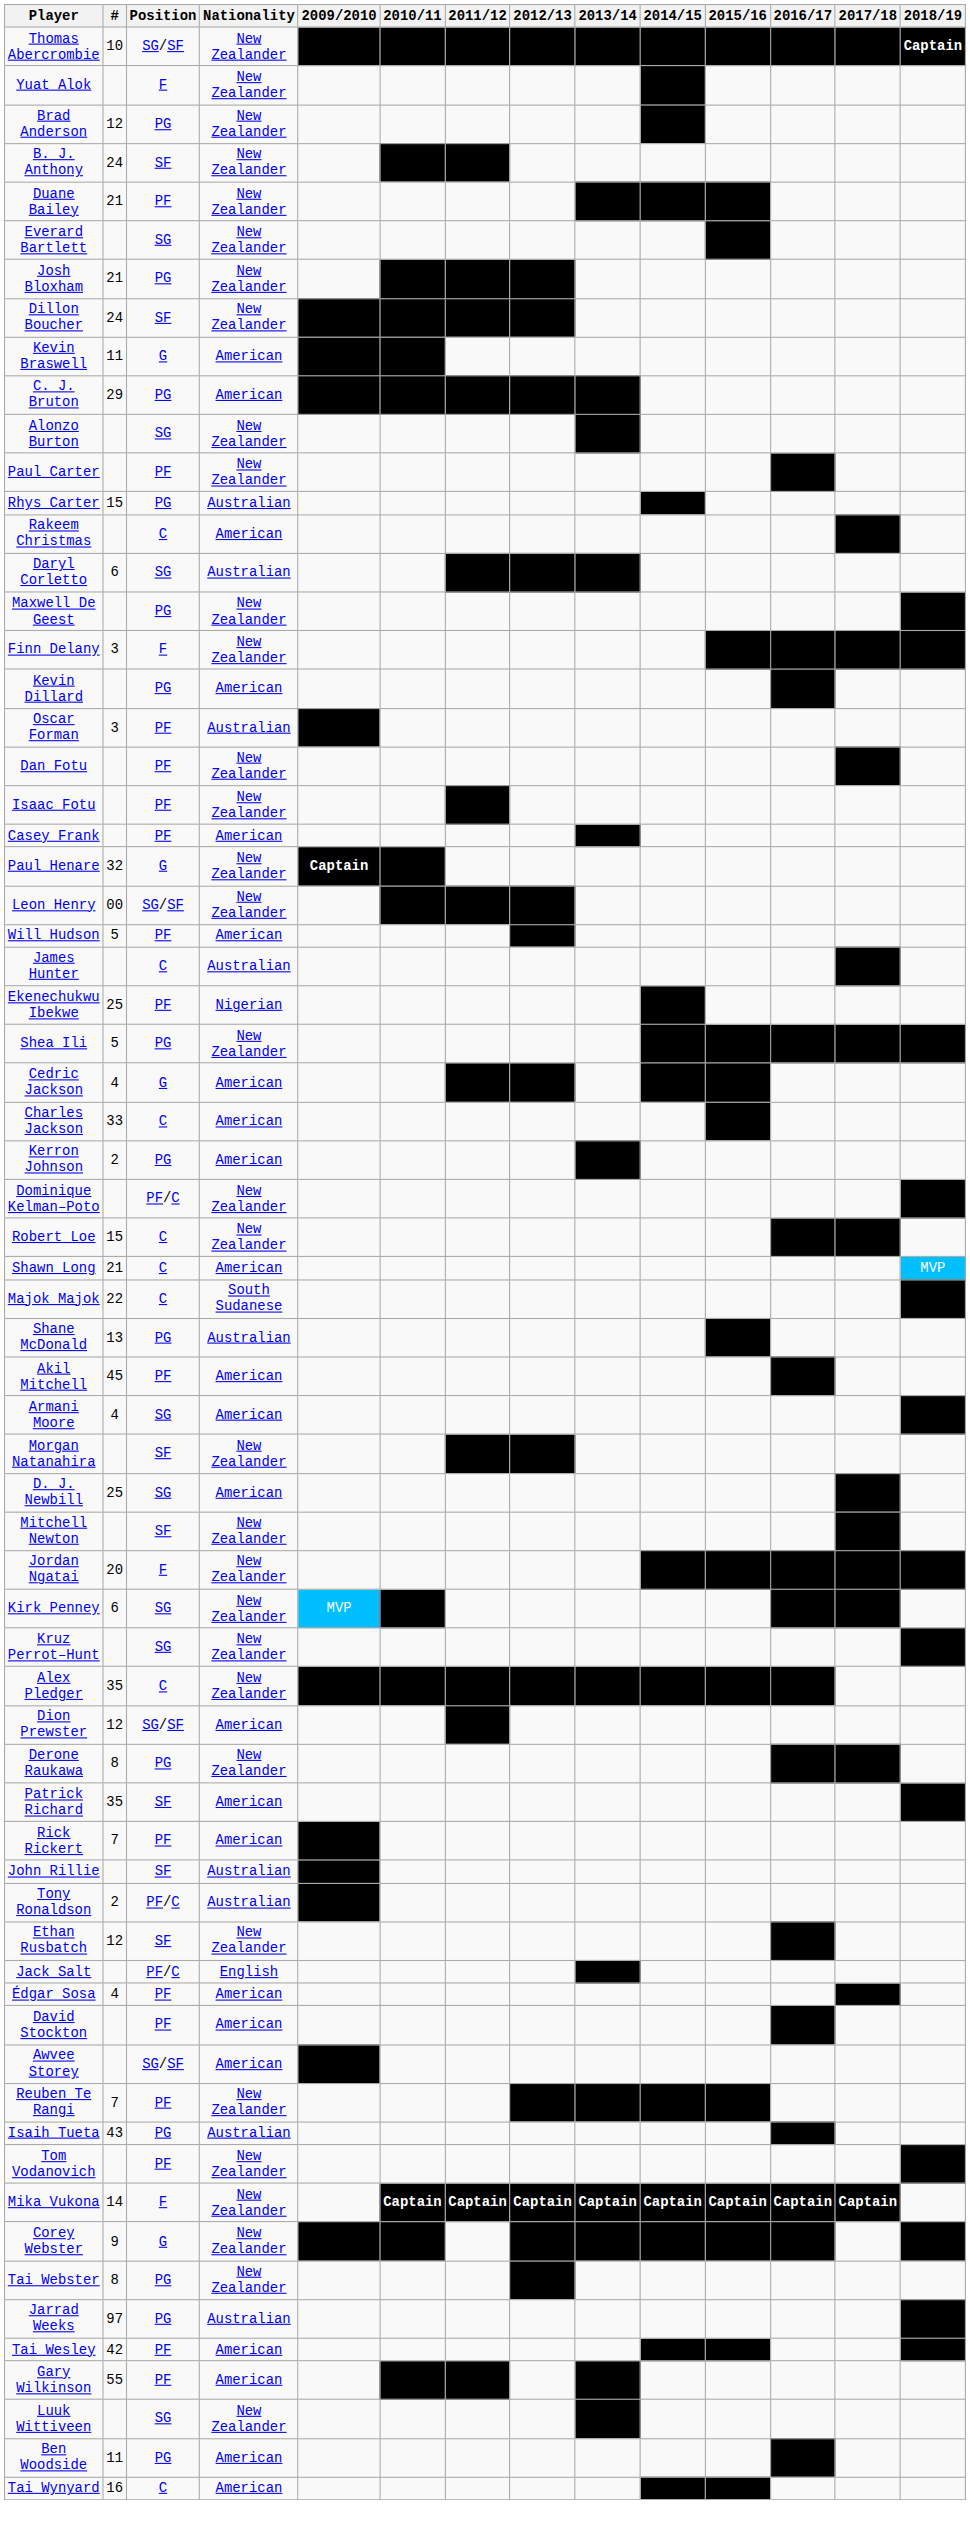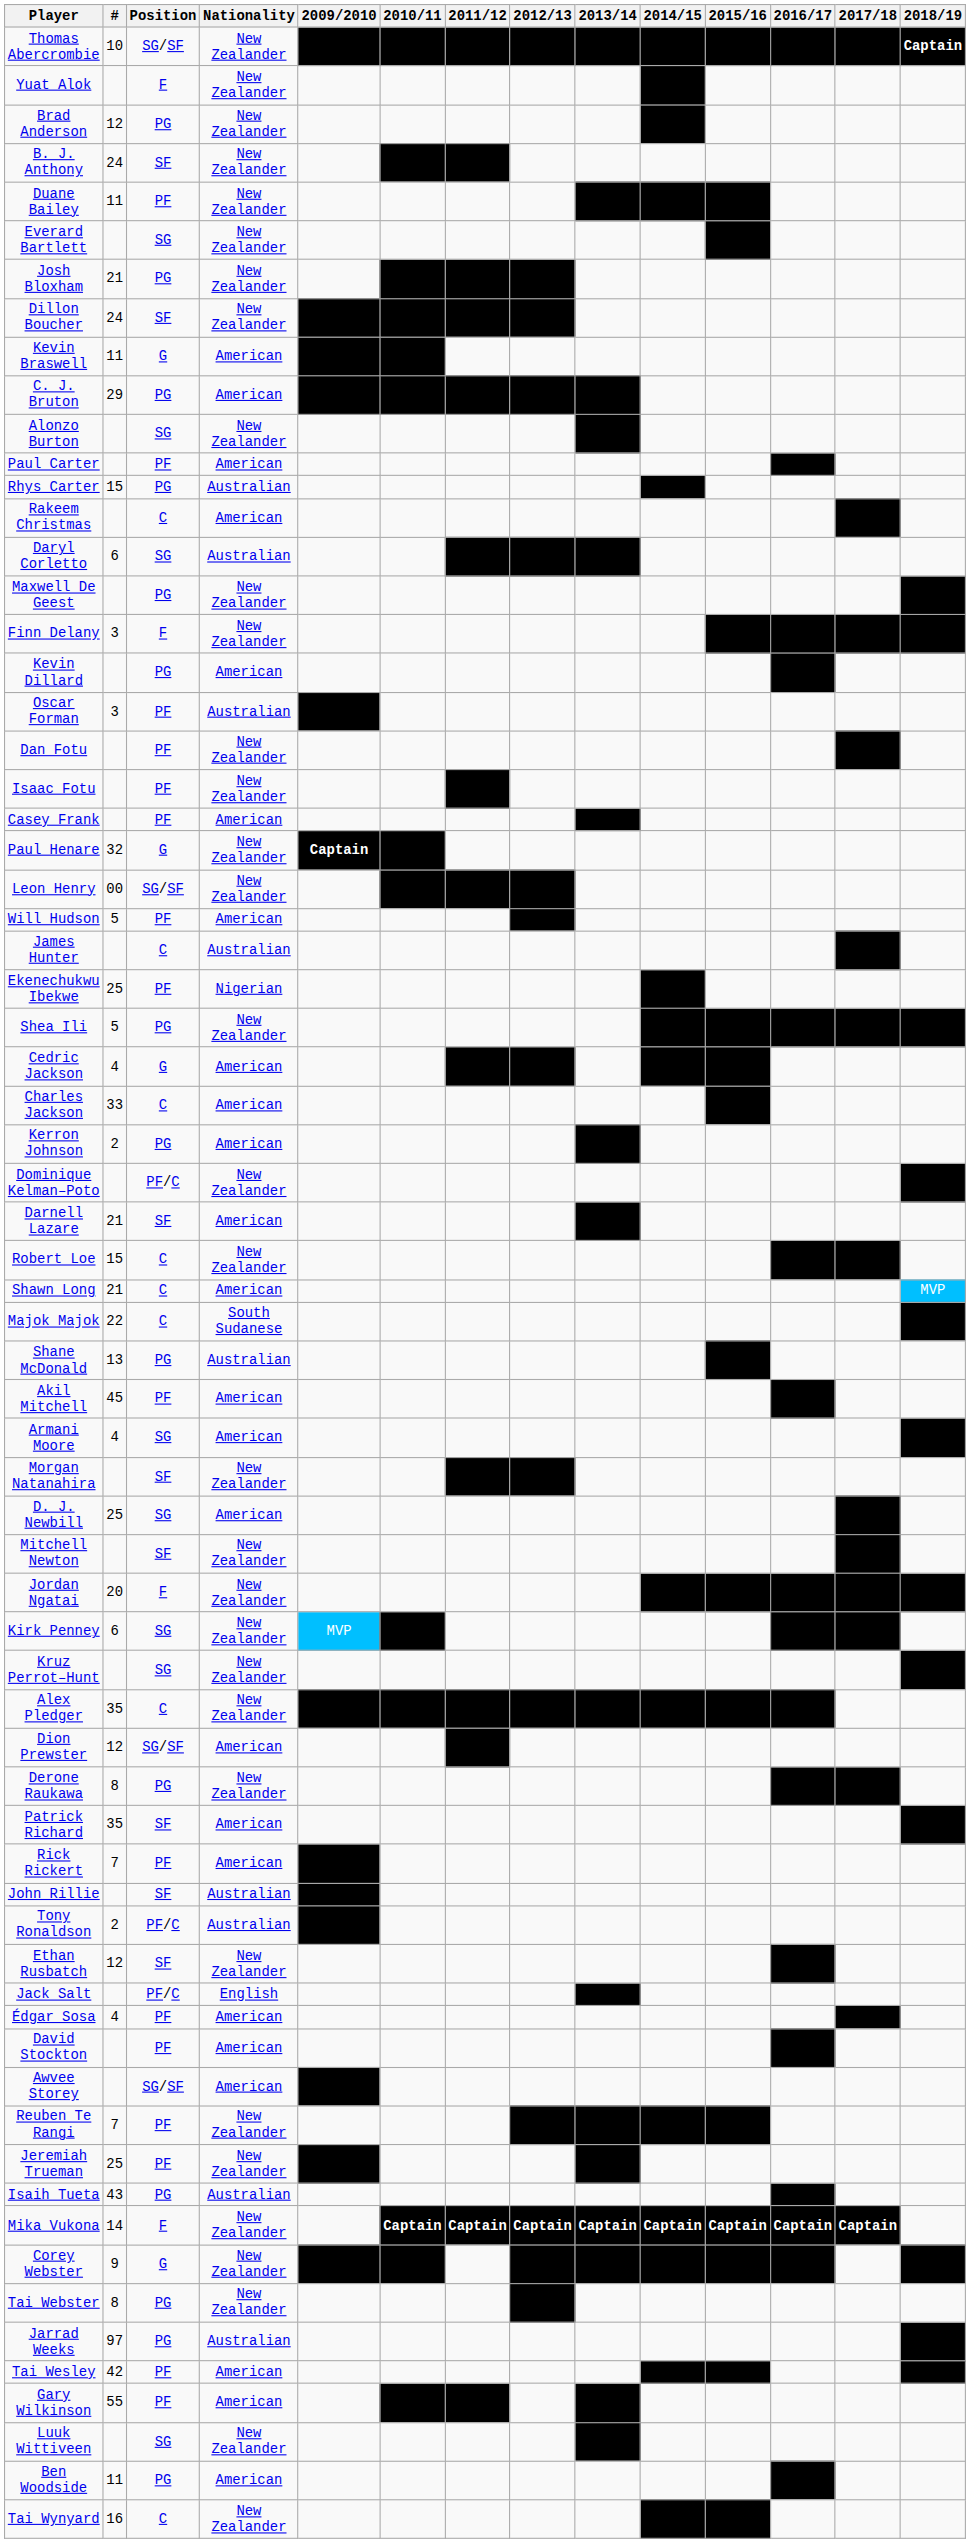(115, 201) 21 -> (115, 201) 11
(249, 472) New Zealander -> (249, 464) American
+ row: (54, 1221)
+ row: (54, 2164)
- row: (54, 2164)
(249, 2488) American -> (249, 2519) New Zealander
